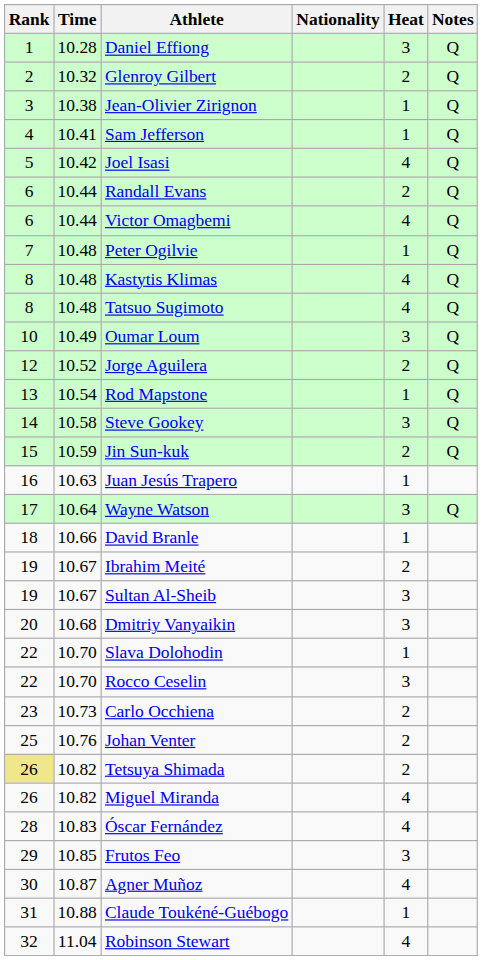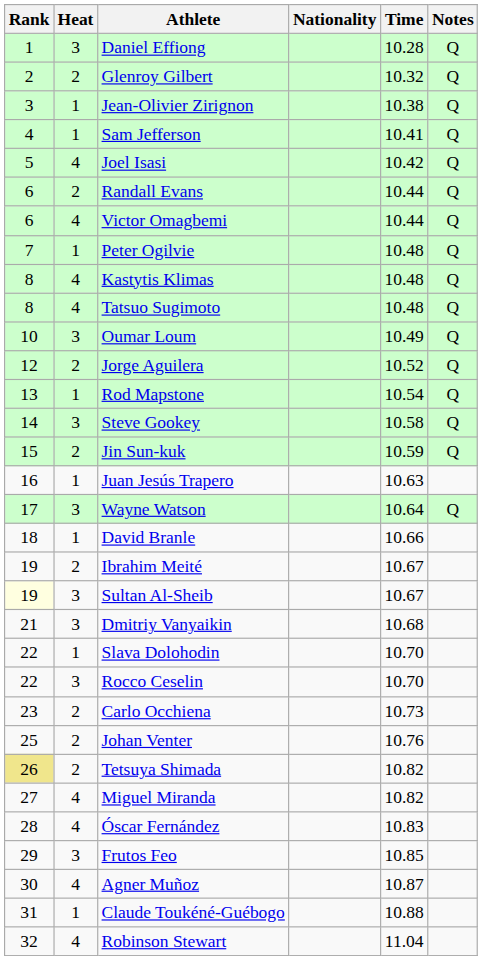columns swapped: (406, 19) <-> (77, 19)
(29, 595) no background -> (29, 595) lightyellow background
(29, 624) 20 -> (29, 624) 21
(29, 797) 26 -> (29, 797) 27
